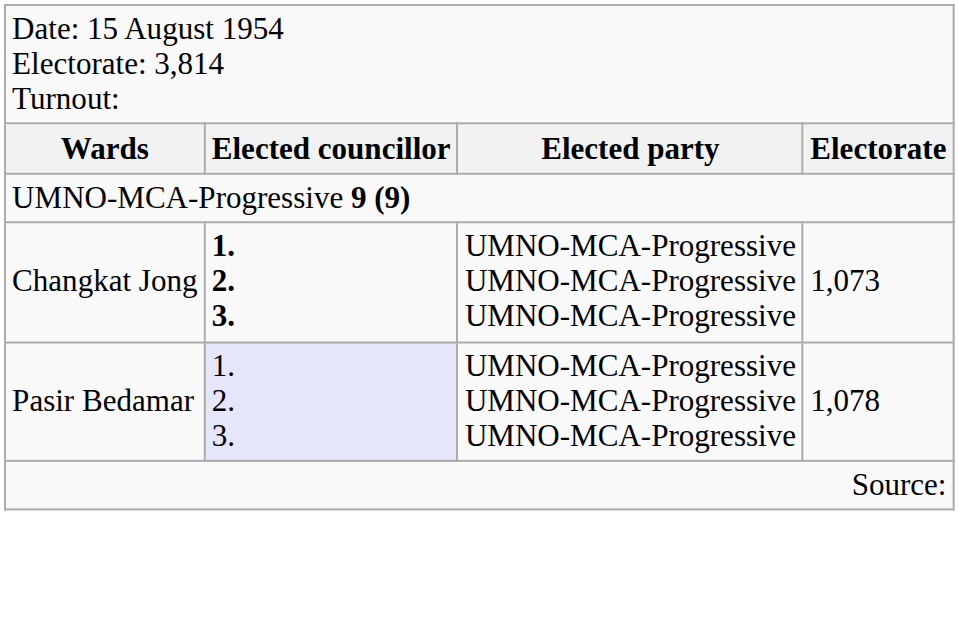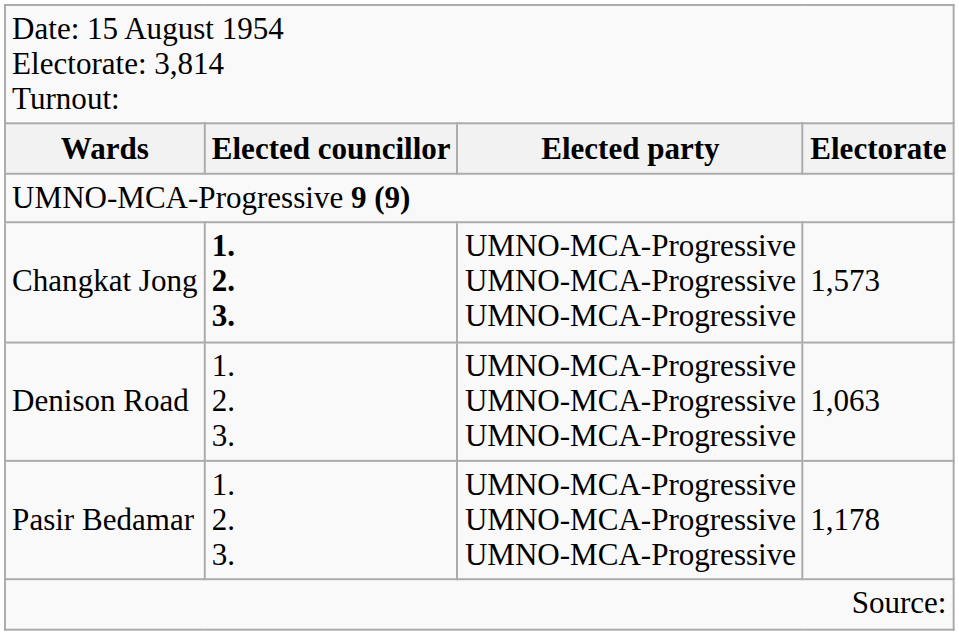(845, 281) 1,073 -> (845, 281) 1,573
+ row: (100, 400)
(223, 400) lavender background -> (223, 519) no background
(845, 400) 1,078 -> (845, 519) 1,178
